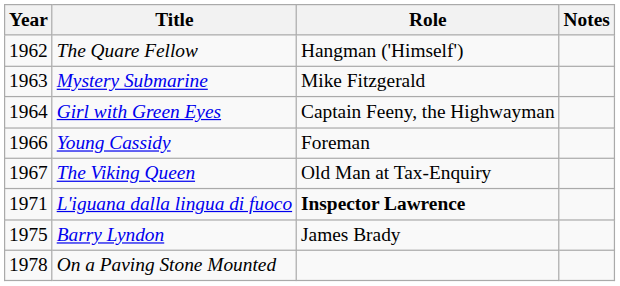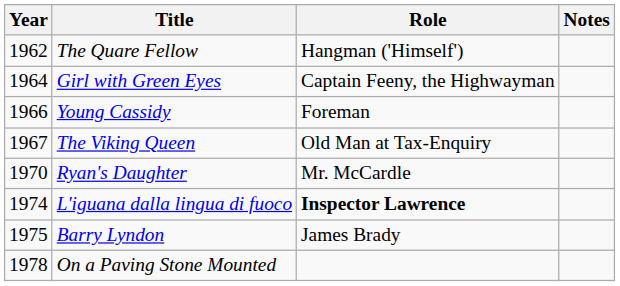- row: (132, 81)
+ row: (122, 173)
(28, 204) 1971 -> (28, 204) 1974
